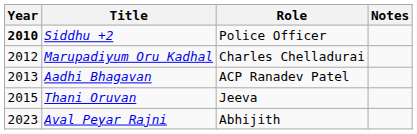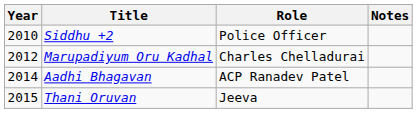(23, 36) bold -> (23, 36) normal
(23, 77) 2013 -> (23, 77) 2014
- row: (106, 119)
